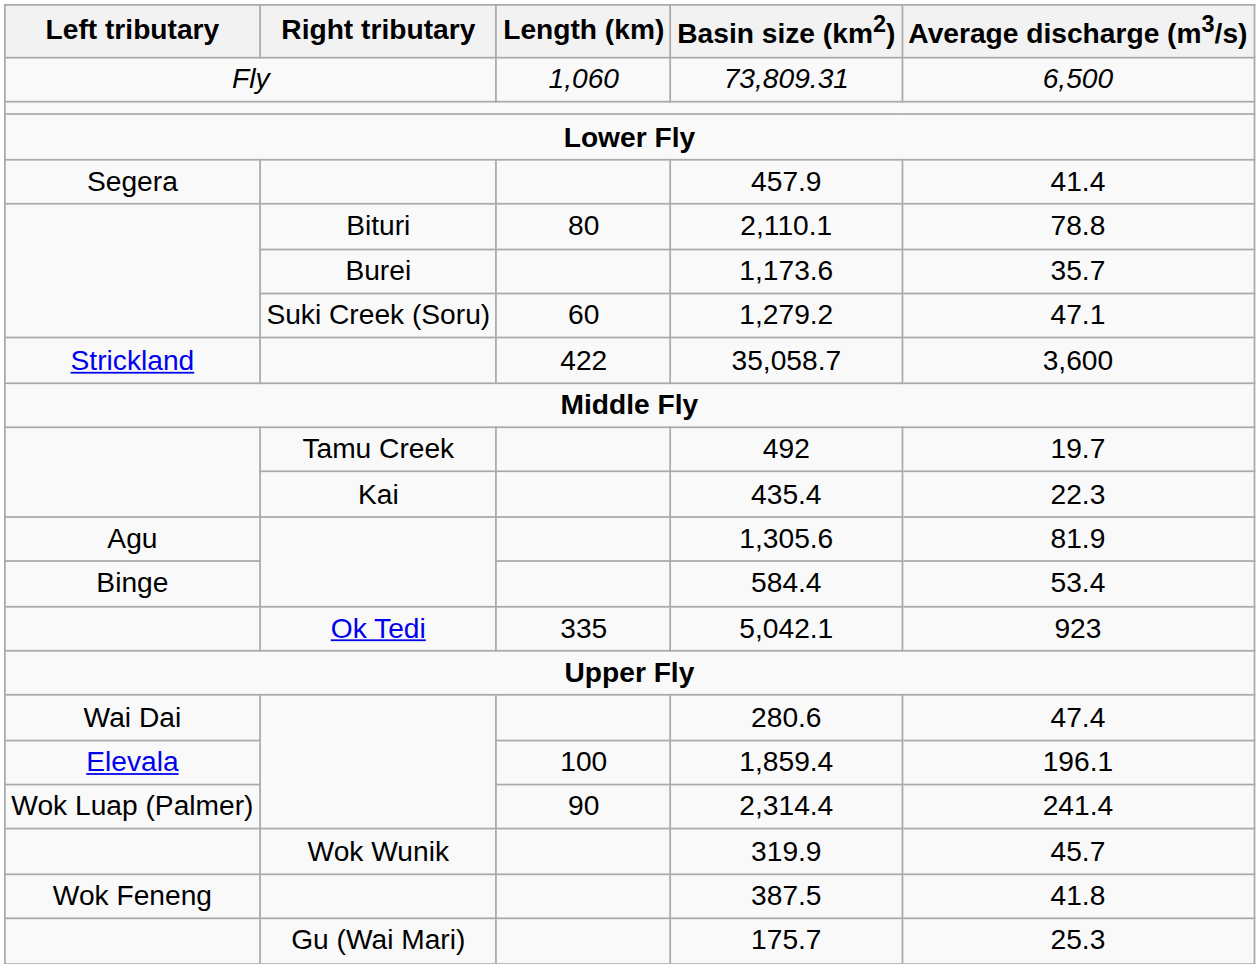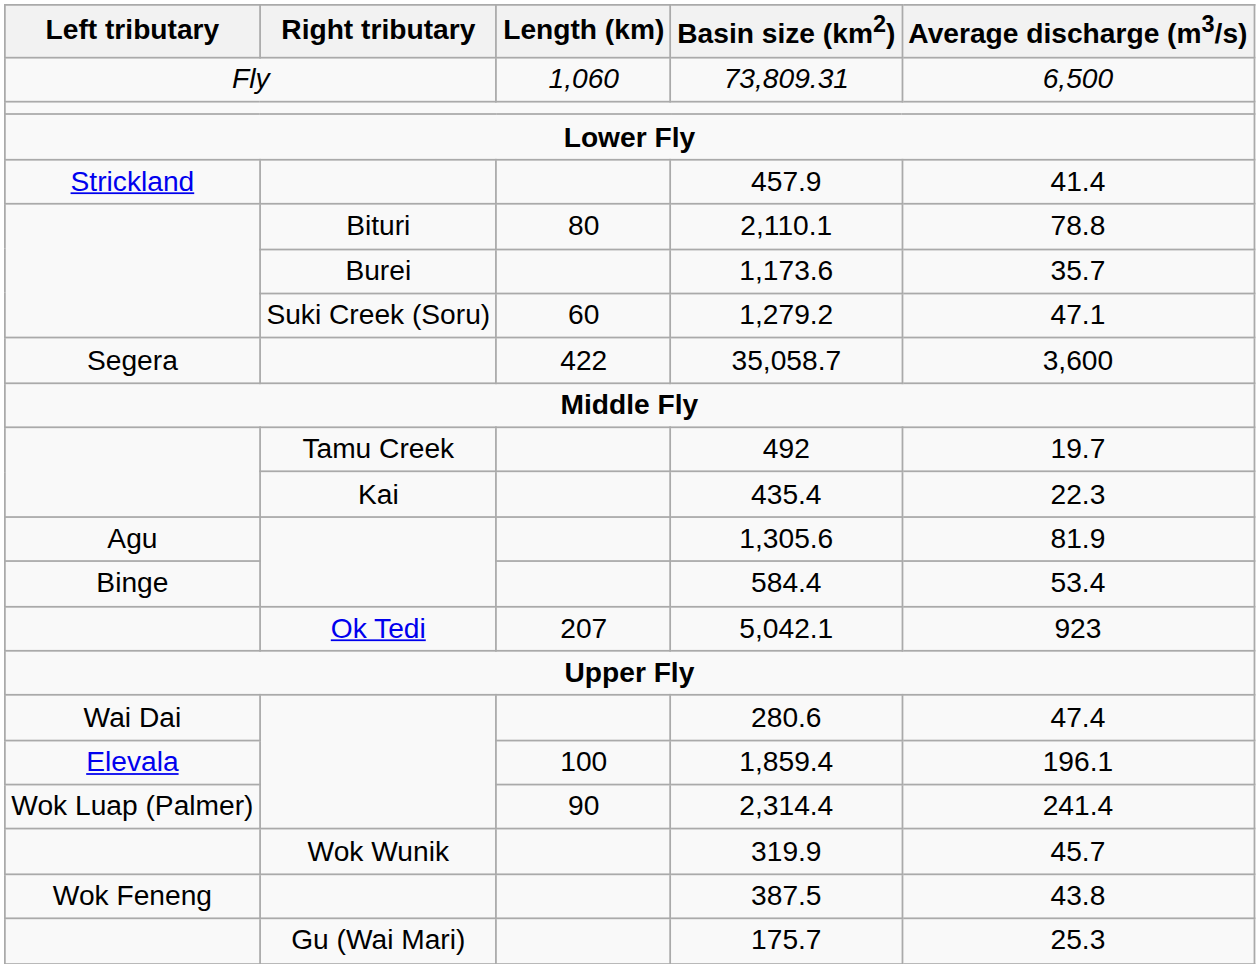(132, 181) Segera -> (132, 181) Strickland
(132, 360) Strickland -> (132, 360) Segera
(584, 628) 335 -> (584, 628) 207
(1078, 895) 41.8 -> (1078, 895) 43.8
